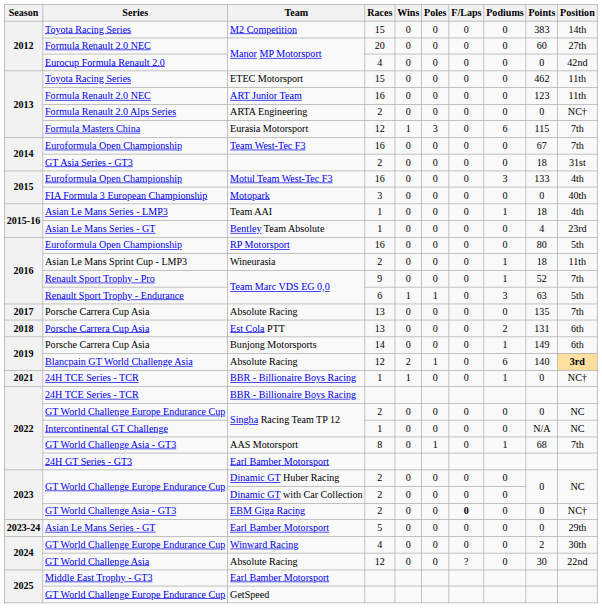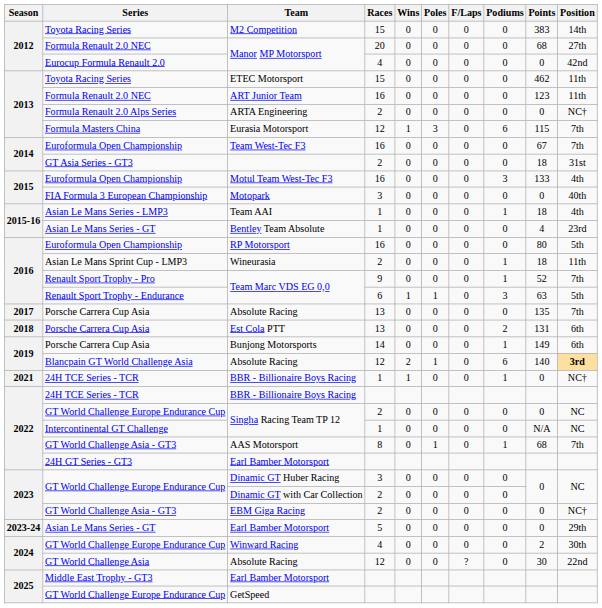(542, 46) 60 -> (542, 46) 68
(380, 478) 2 -> (380, 478) 3
(466, 511) bold -> (466, 511) normal
